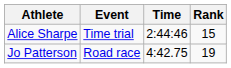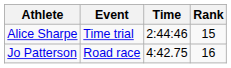(208, 54) 19 -> (208, 54) 16
